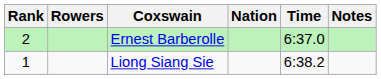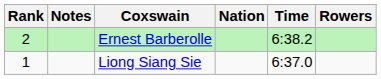columns swapped: (77, 16) <-> (352, 16)
(304, 39) 6:37.0 -> (292, 39) 6:38.2
(304, 62) 6:38.2 -> (292, 62) 6:37.0
